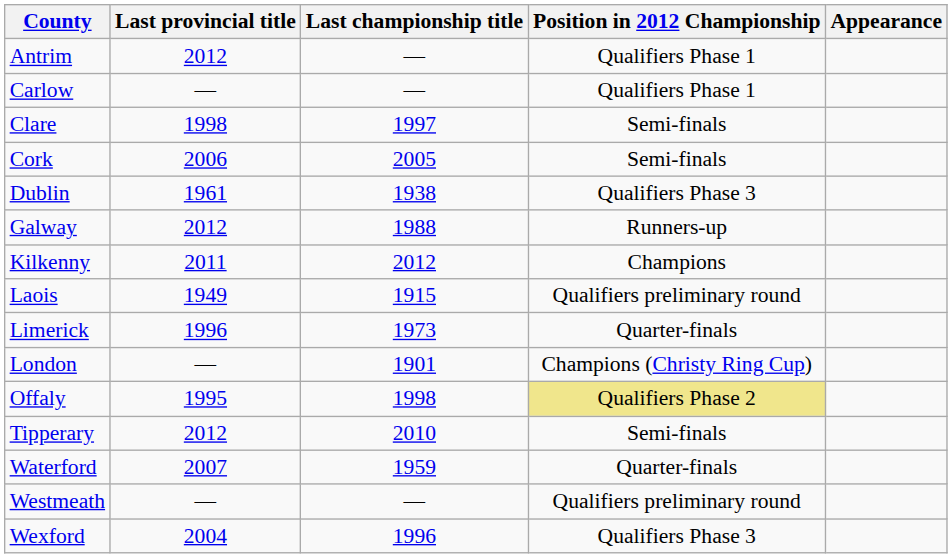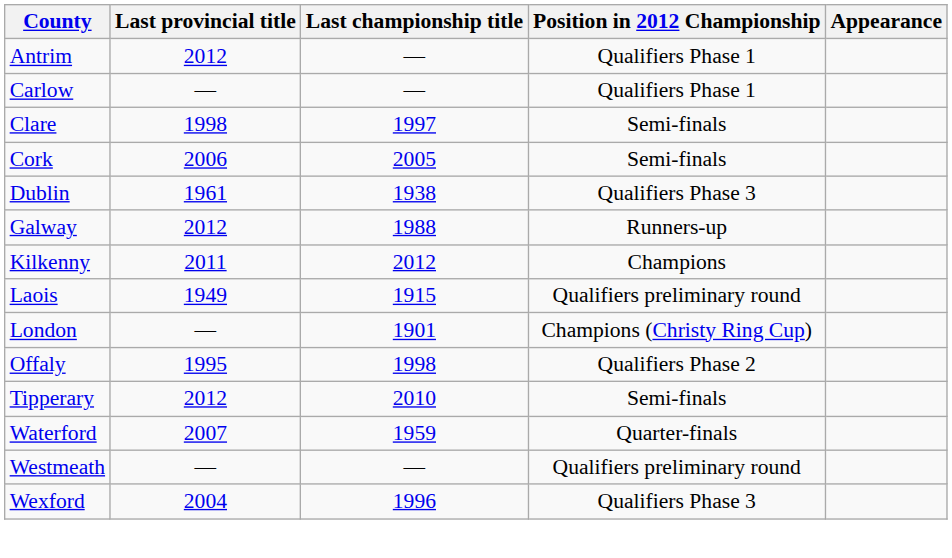- row: (49, 329)
(677, 398) khaki background -> (677, 364) no background
